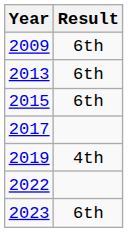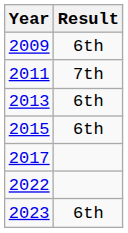+ row: (29, 74)
- row: (29, 157)
